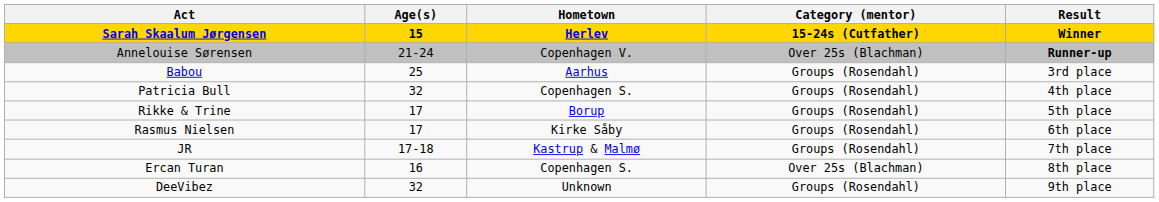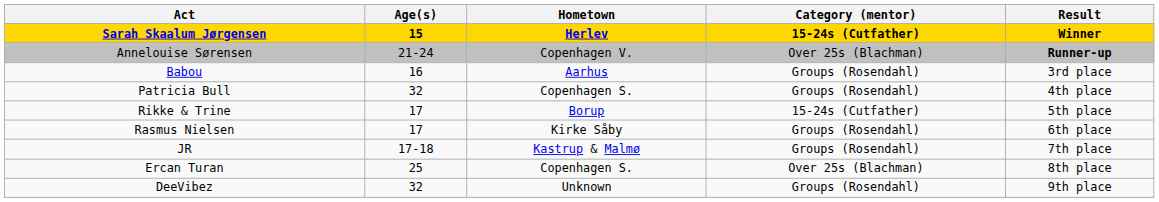(416, 72) 25 -> (416, 72) 16
(856, 110) Groups (Rosendahl) -> (856, 110) 15-24s (Cutfather)
(416, 168) 16 -> (416, 168) 25
